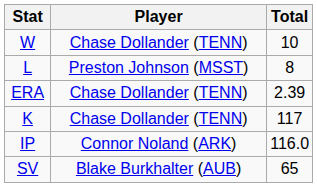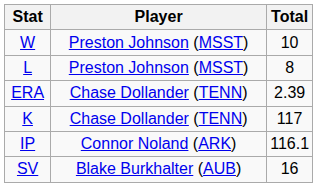(159, 42) Chase Dollander (TENN) -> (159, 42) Preston Johnson (MSST)
(290, 144) 116.0 -> (290, 144) 116.1
(290, 169) 65 -> (290, 169) 16
